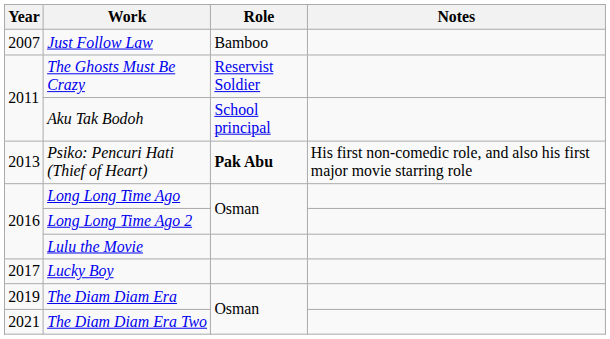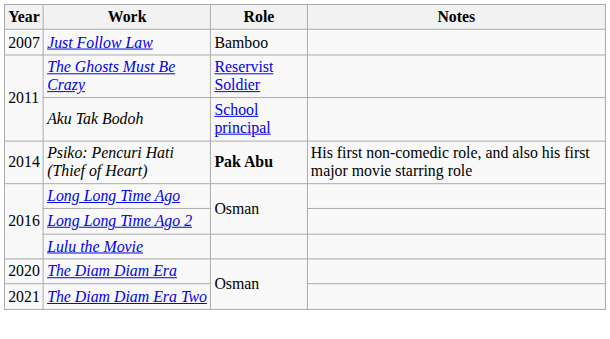(24, 162) 2013 -> (24, 162) 2014
- row: (80, 271)
(24, 296) 2019 -> (24, 271) 2020
